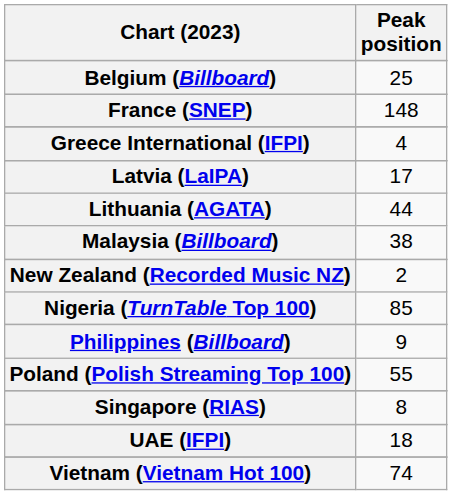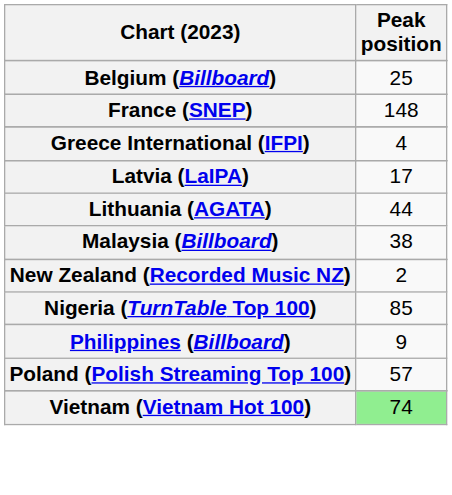(401, 374) 55 -> (401, 374) 57
- row: (180, 407)
- row: (180, 440)
(401, 473) no background -> (401, 407) lightgreen background
